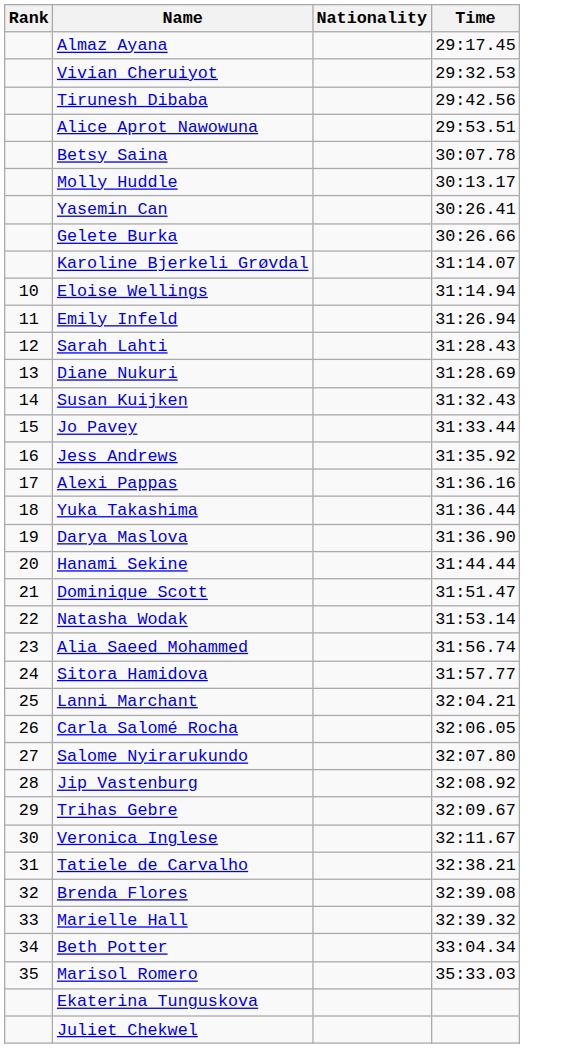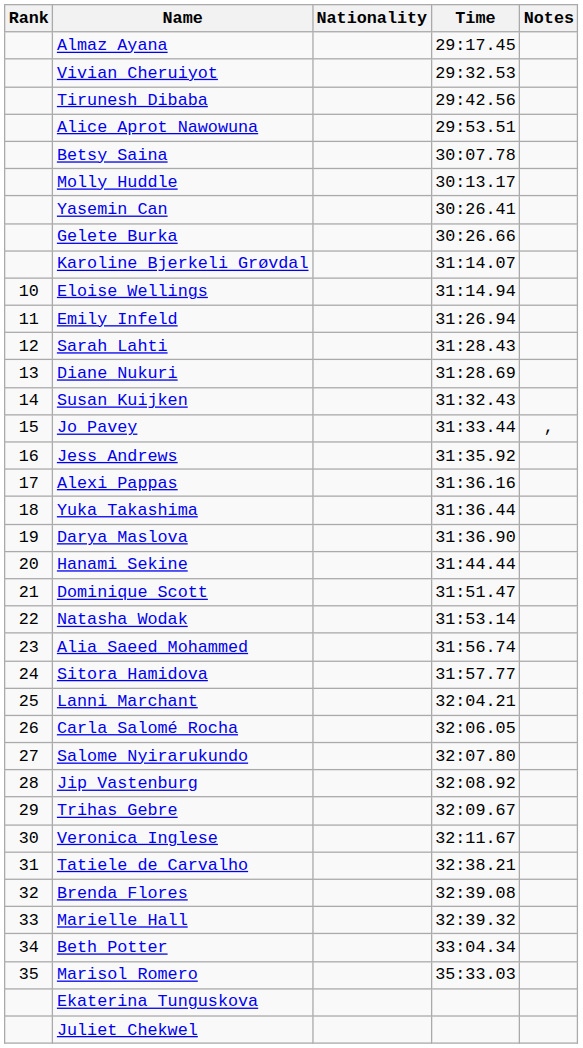+ column: (549, 18)
